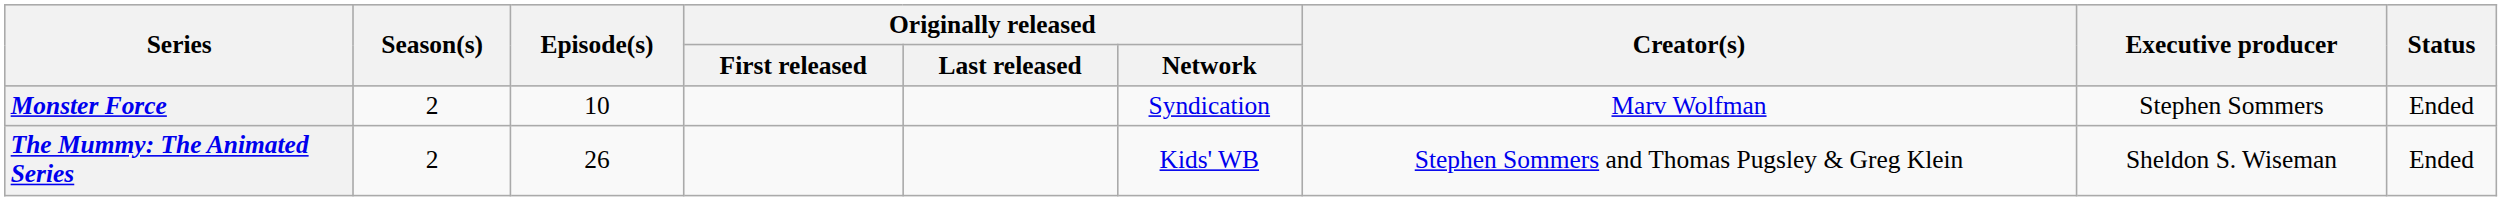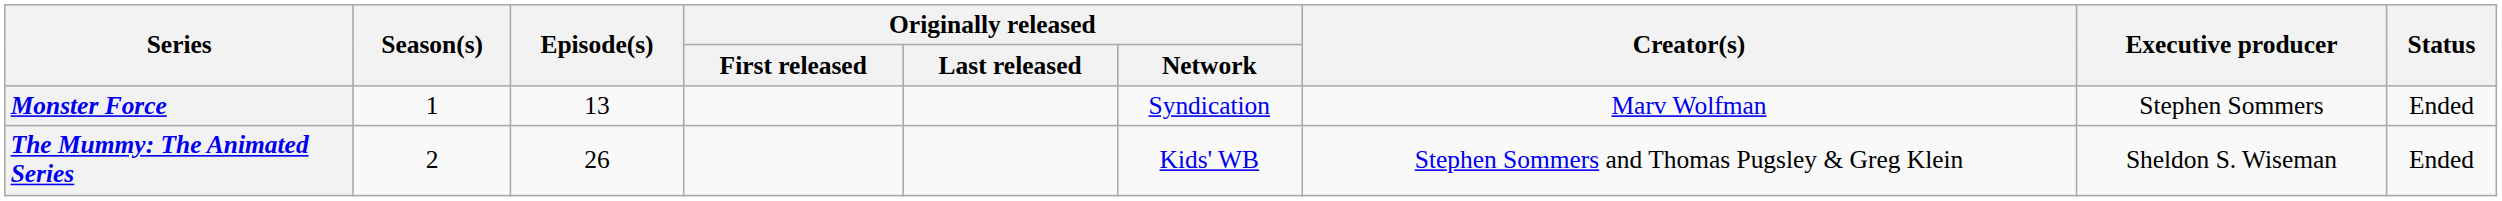(432, 105) 2 -> (432, 105) 1
(597, 105) 10 -> (597, 105) 13
